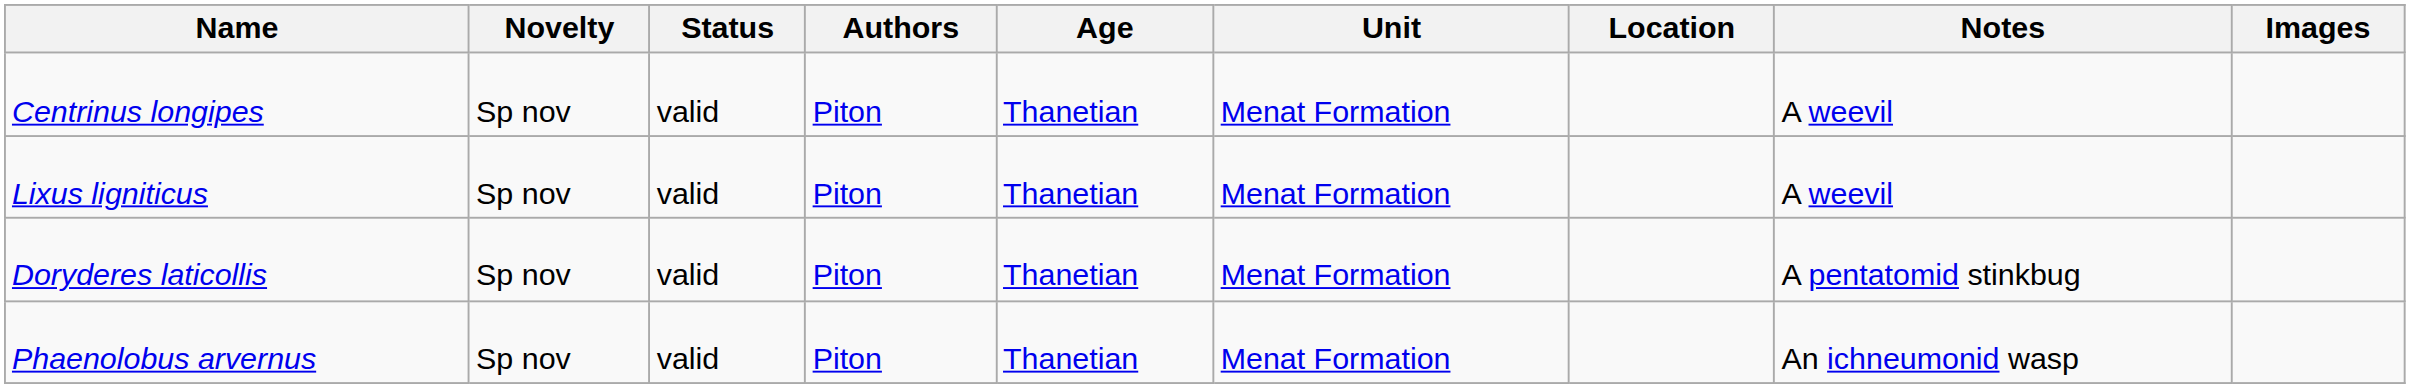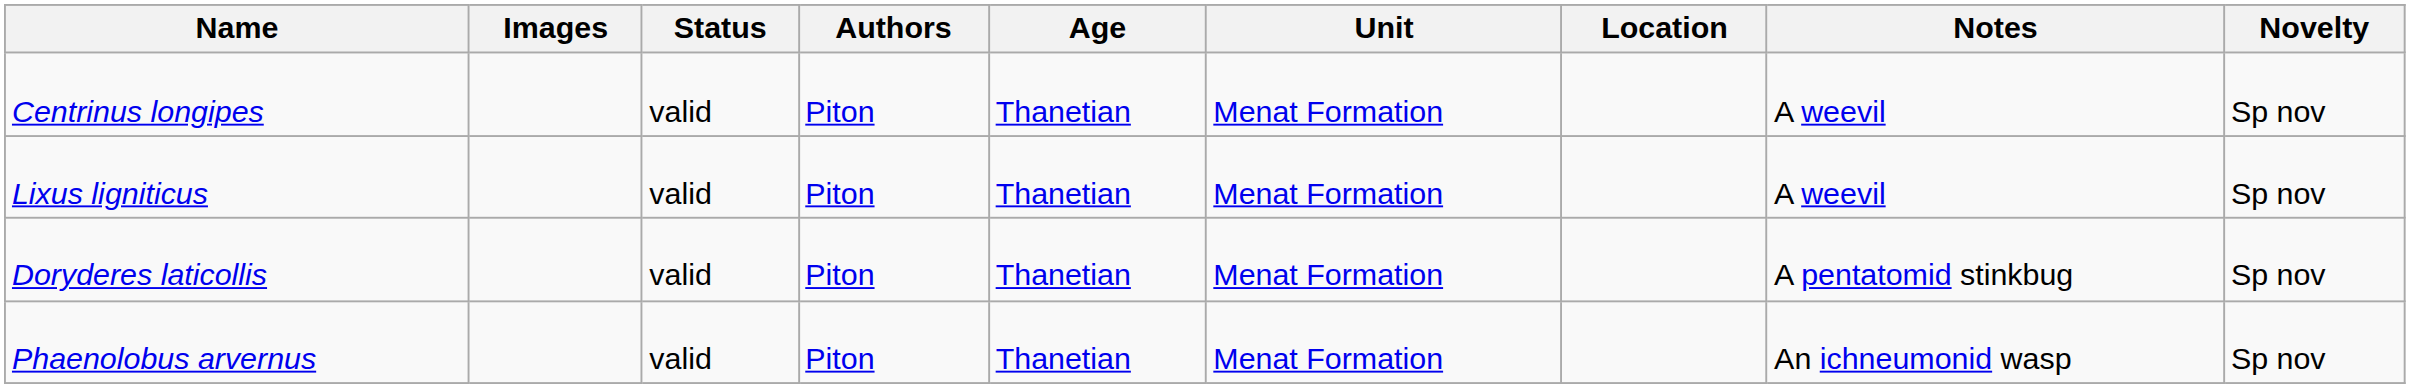columns swapped: (559, 28) <-> (2318, 28)
